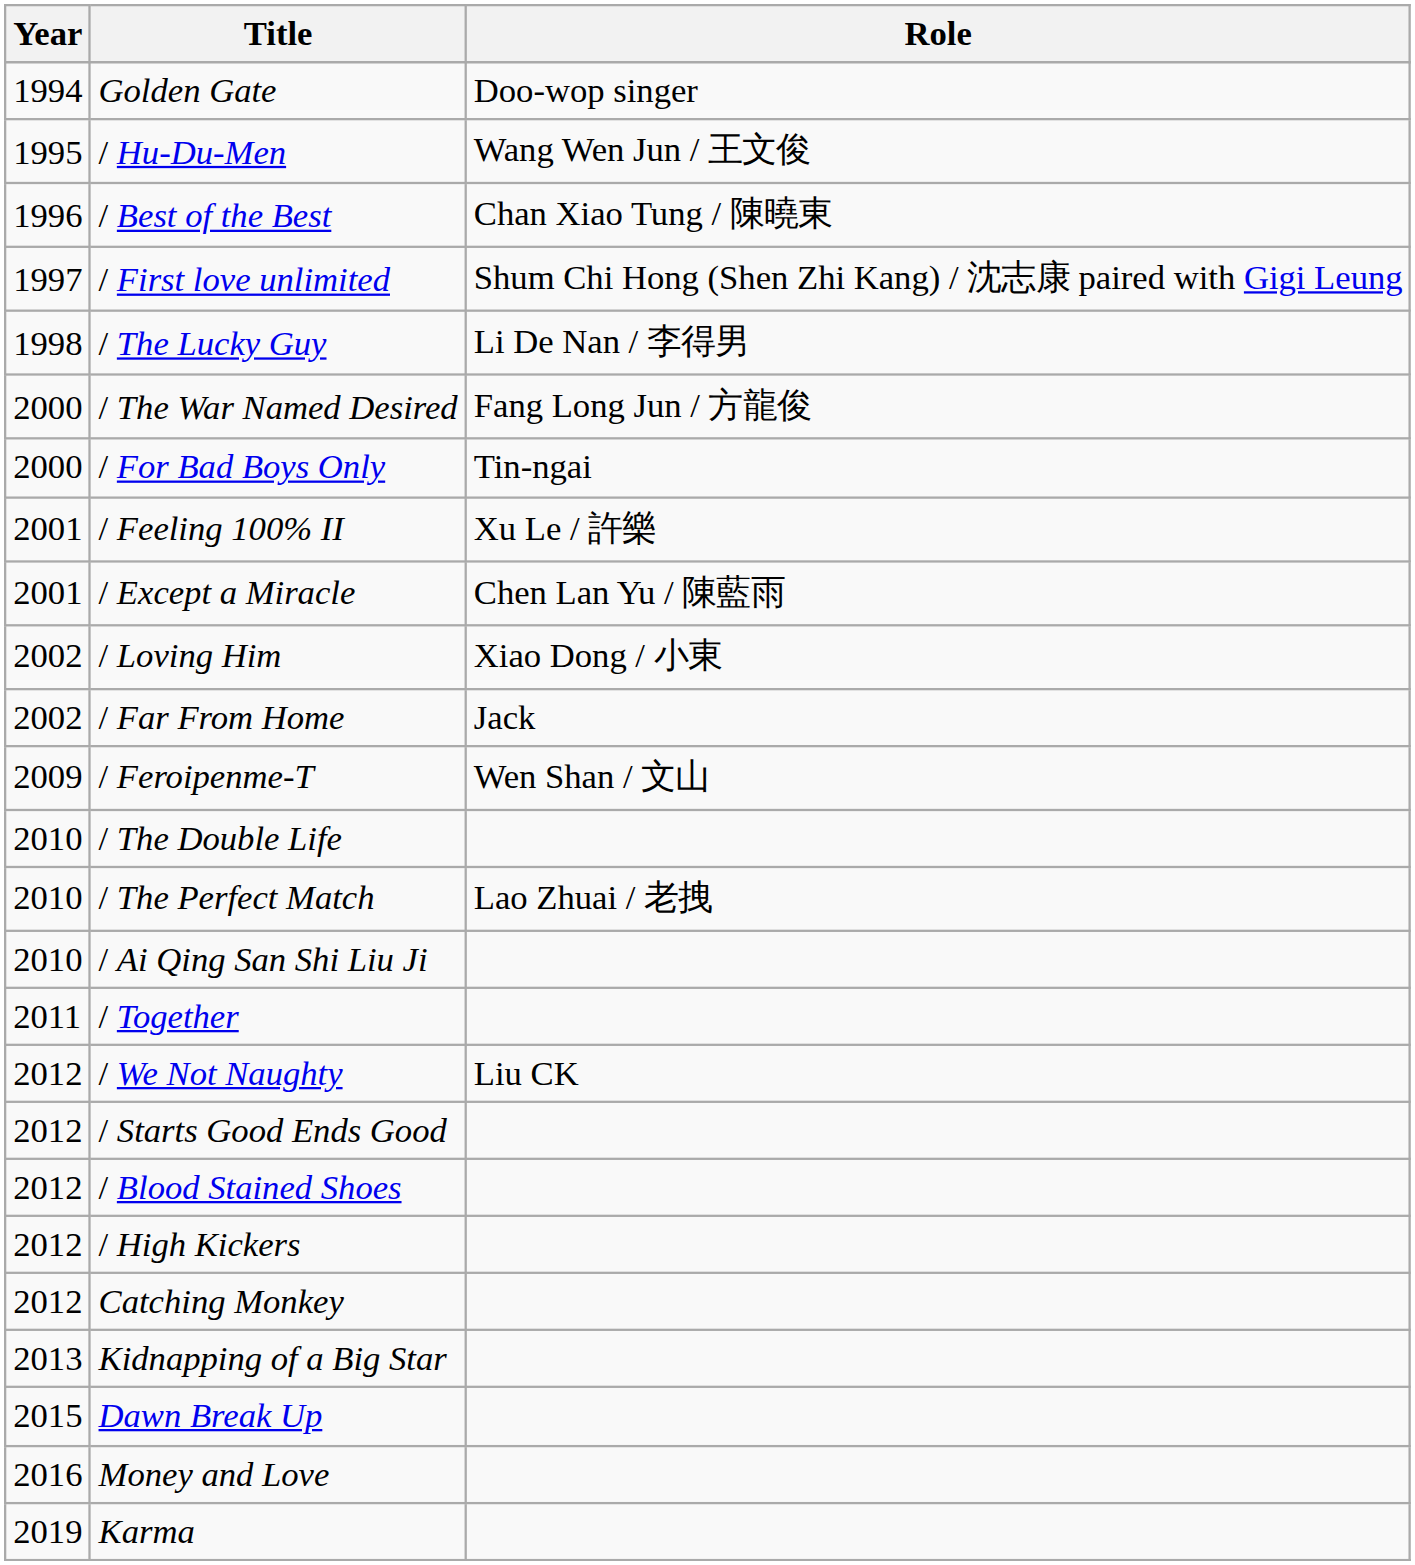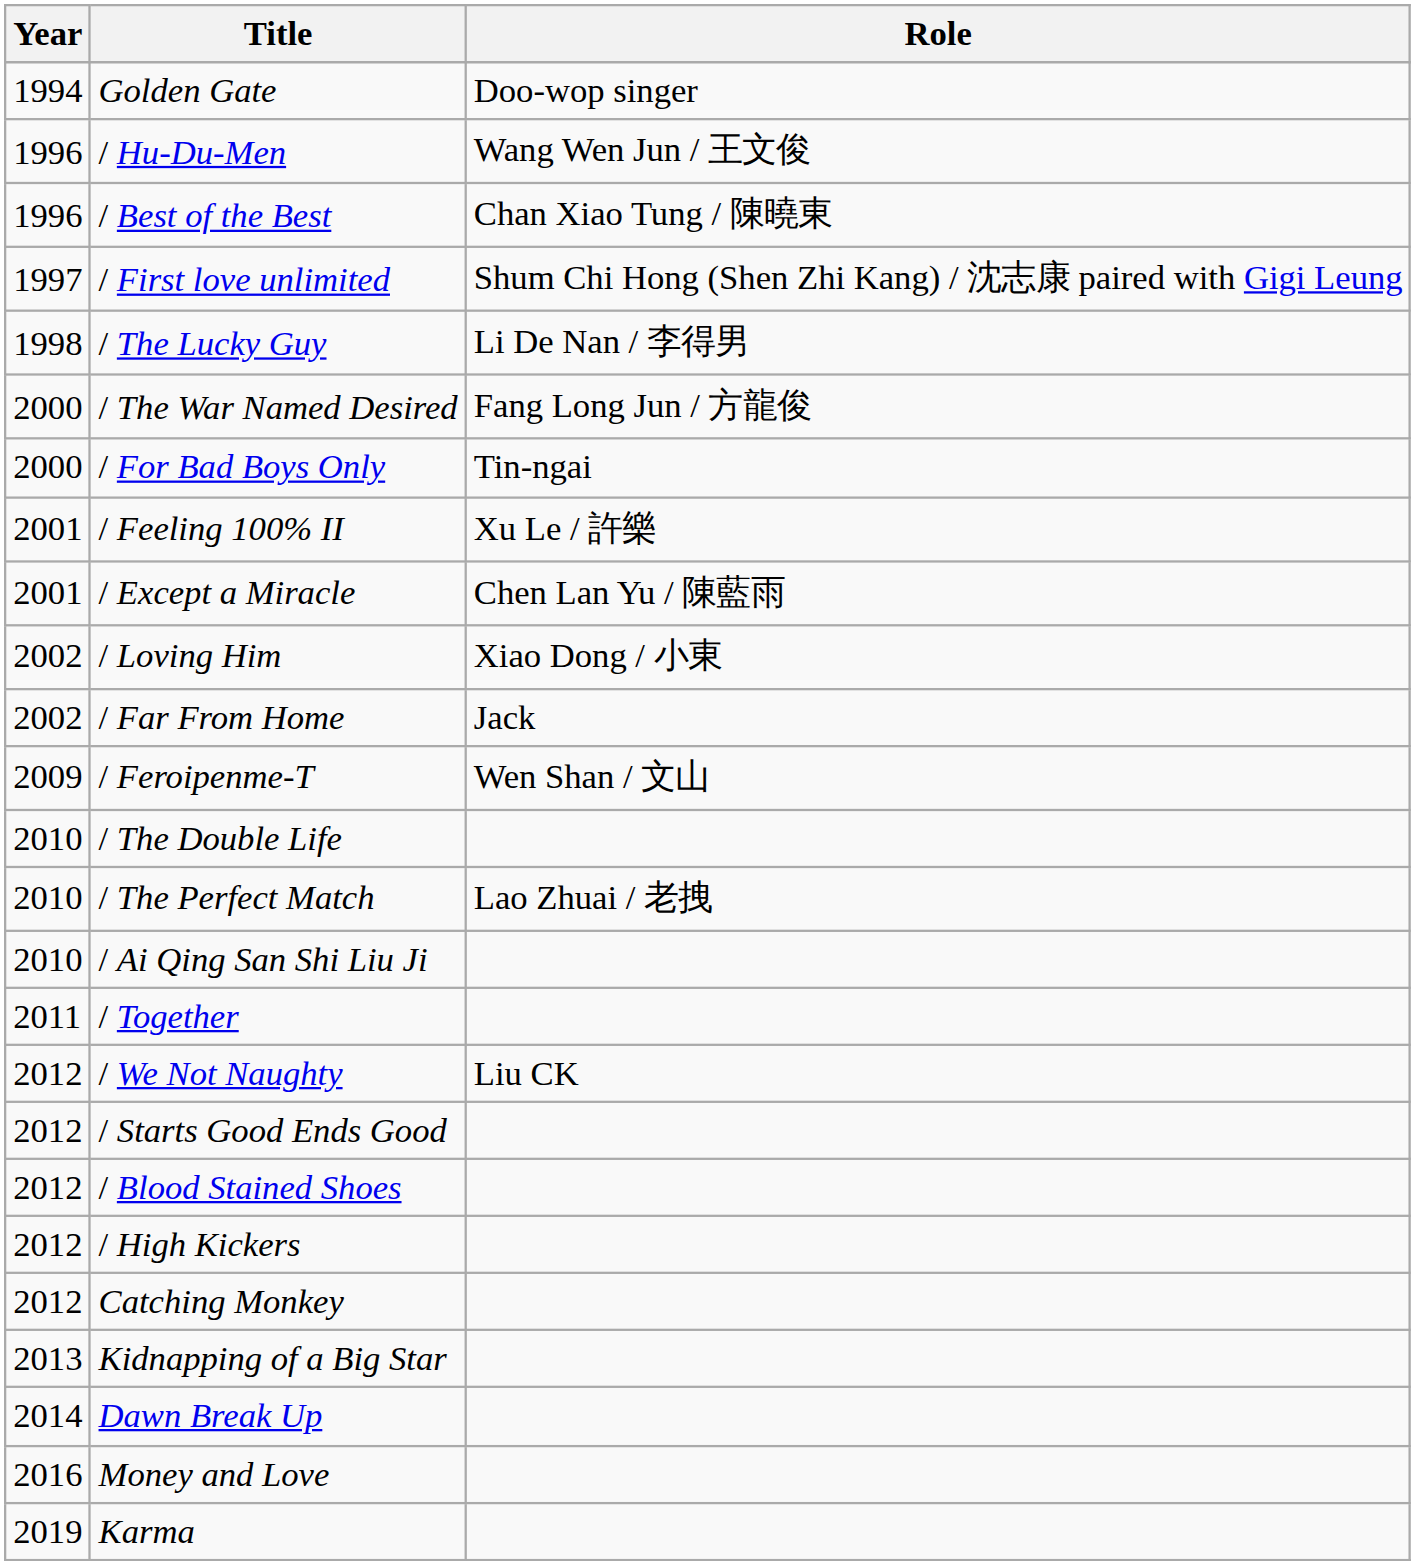(48, 150) 1995 -> (48, 150) 1996
(48, 1415) 2015 -> (48, 1415) 2014
